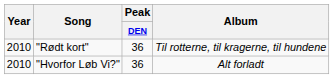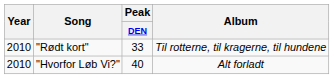(137, 47) 36 -> (137, 47) 33
(137, 64) 36 -> (137, 64) 40
